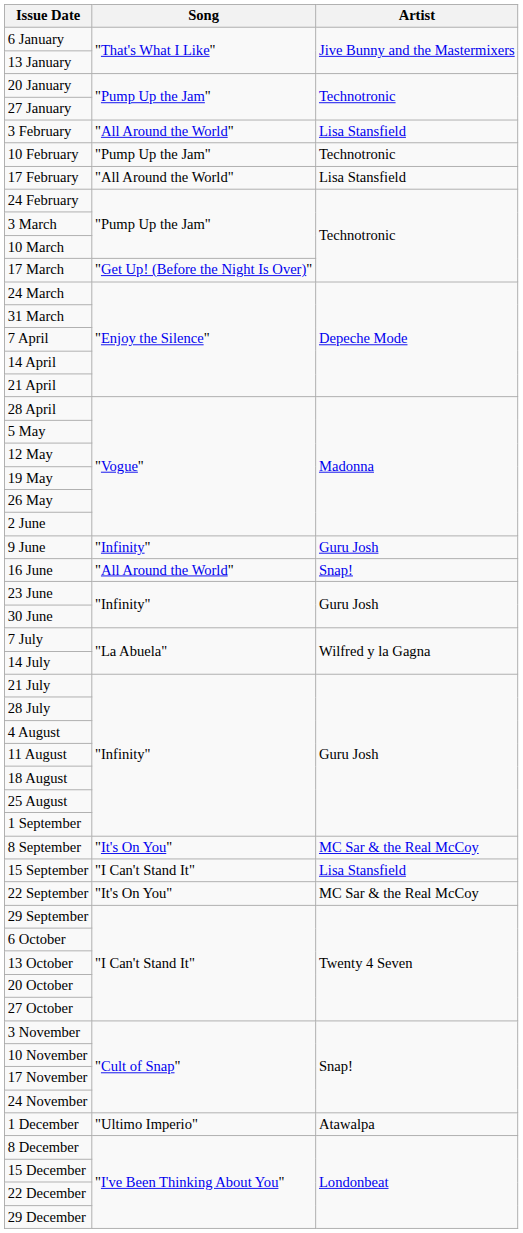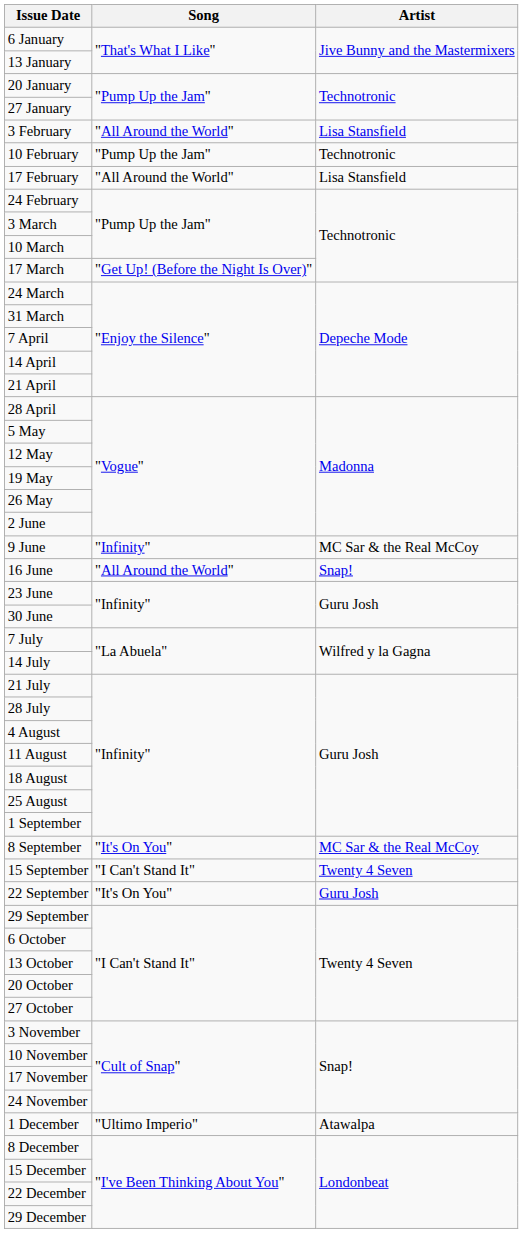(349, 547) Guru Josh -> (399, 547) MC Sar & the Real McCoy
(362, 870) Lisa Stansfield -> (366, 870) Twenty 4 Seven
(399, 893) MC Sar & the Real McCoy -> (349, 893) Guru Josh
